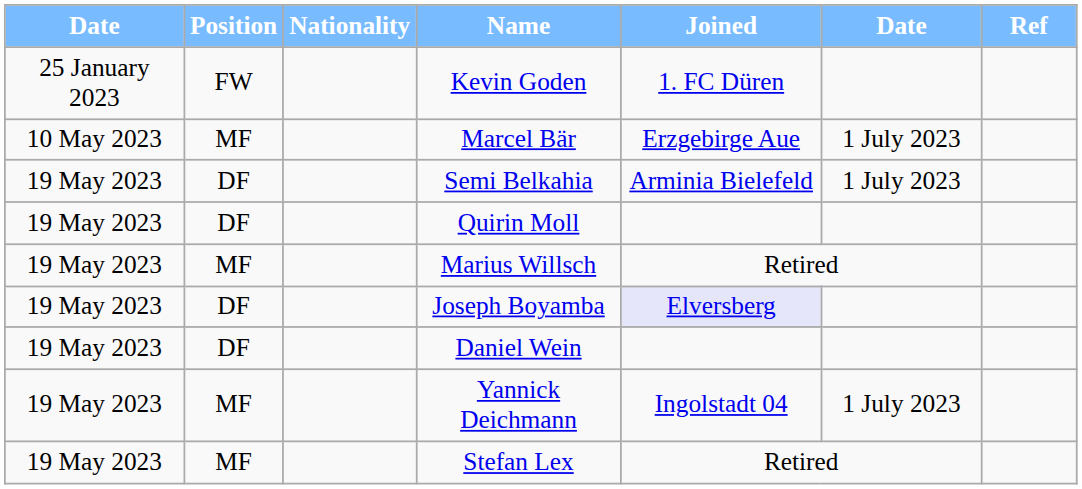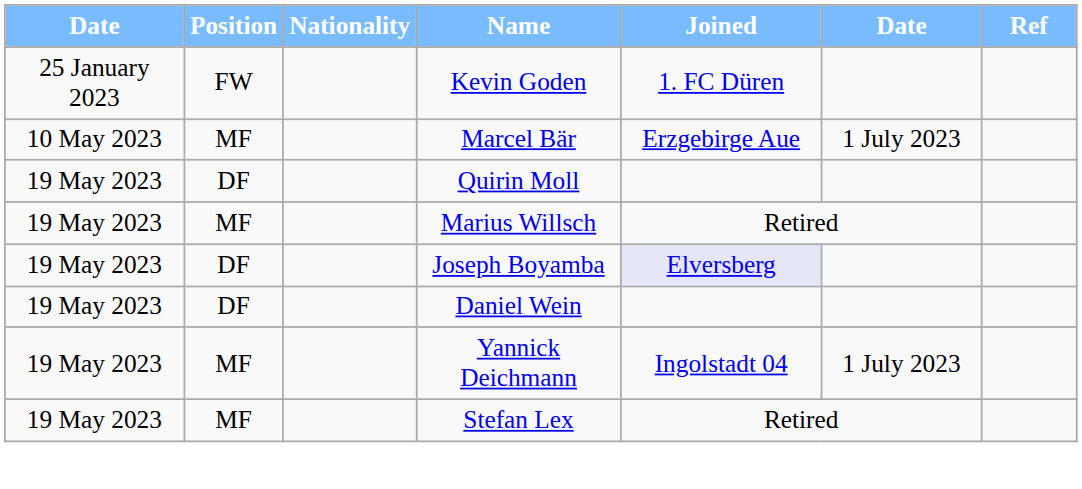- row: (519, 181)
